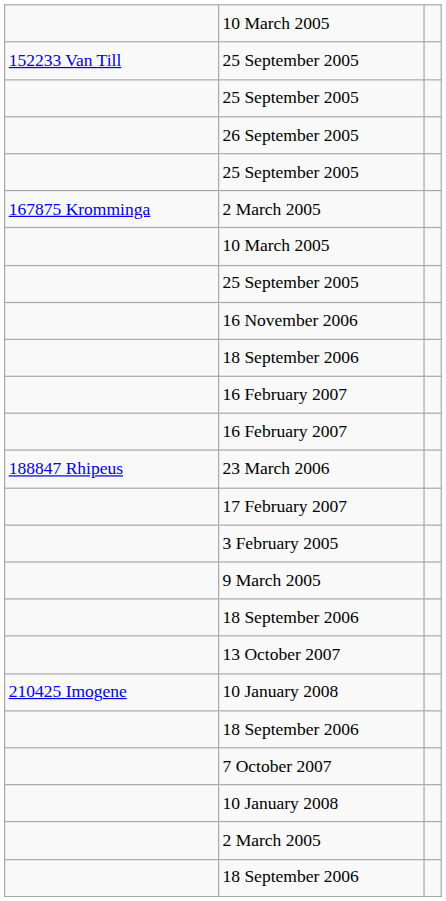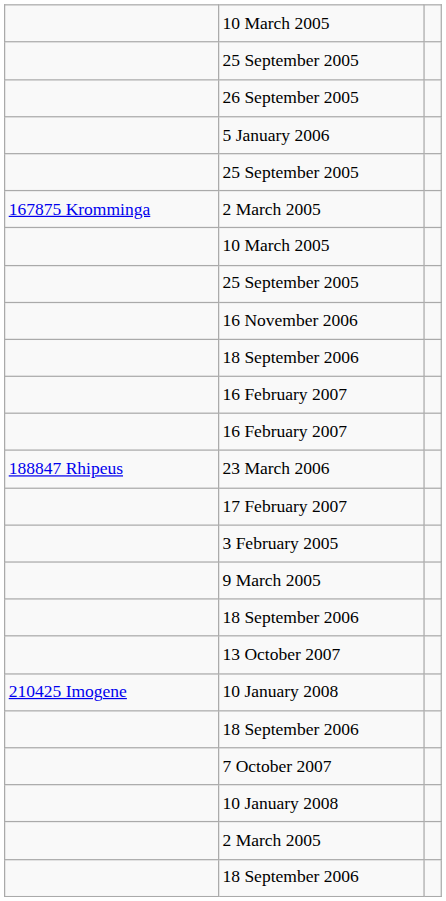- row: (65, 60)
+ row: (112, 135)
